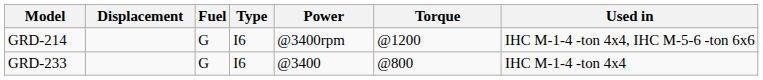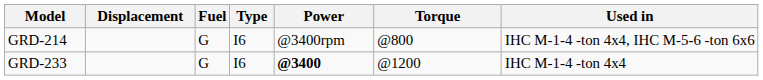(399, 39) @1200 -> (395, 39) @800
(299, 63) normal -> (299, 63) bold
(395, 63) @800 -> (399, 63) @1200
